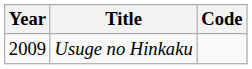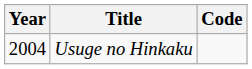(27, 48) 2009 -> (27, 48) 2004
